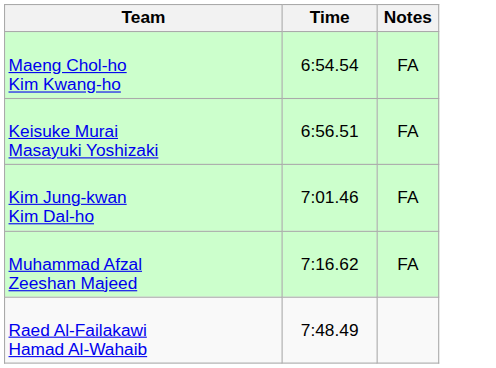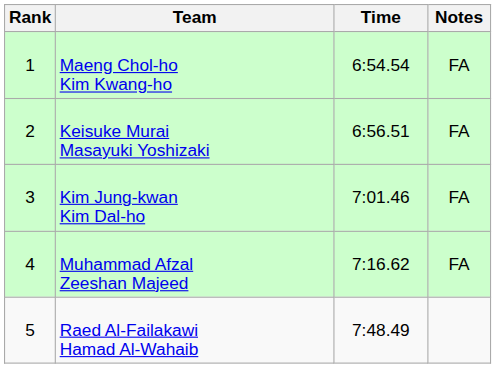+ column: (30, 18)
